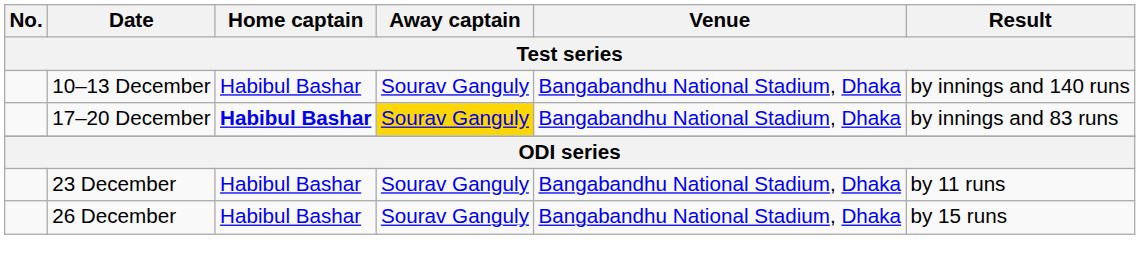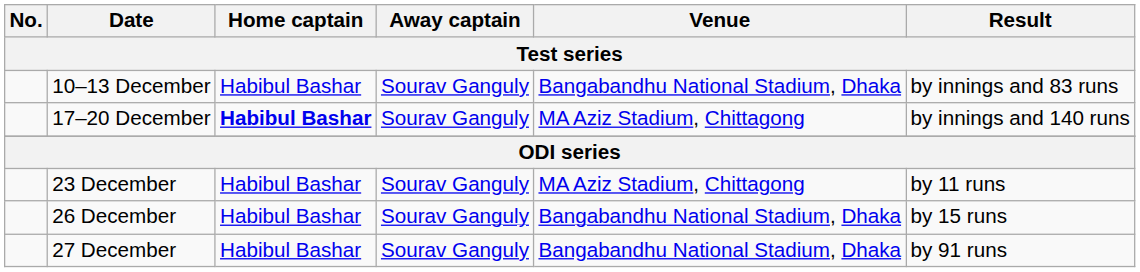(1020, 86) by innings and 140 runs -> (1014, 86) by innings and 83 runs
(455, 119) gold background -> (455, 119) no background
(720, 119) Bangabandhu National Stadium, Dhaka -> (672, 119) MA Aziz Stadium, Chittagong
(1014, 119) by innings and 83 runs -> (1020, 119) by innings and 140 runs
(720, 184) Bangabandhu National Stadium, Dhaka -> (672, 184) MA Aziz Stadium, Chittagong
+ row: (114, 250)
